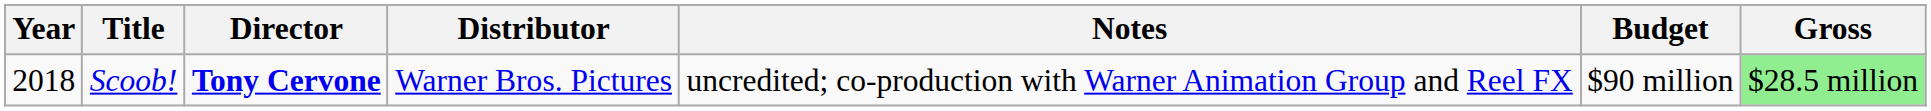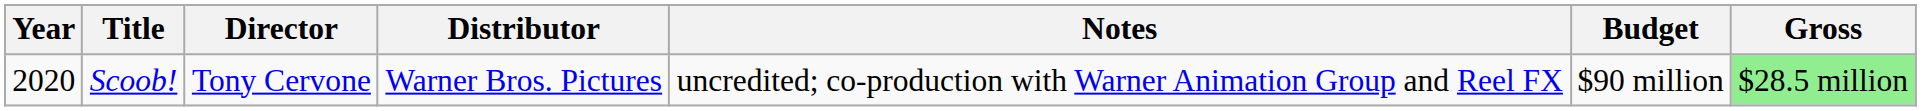(44, 79) 2018 -> (44, 79) 2020
(286, 79) bold -> (281, 79) normal
